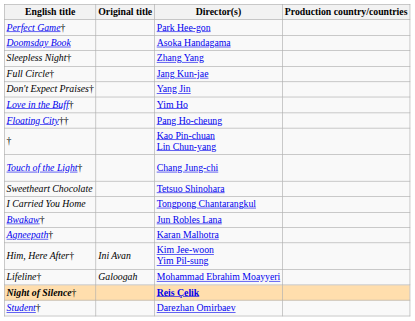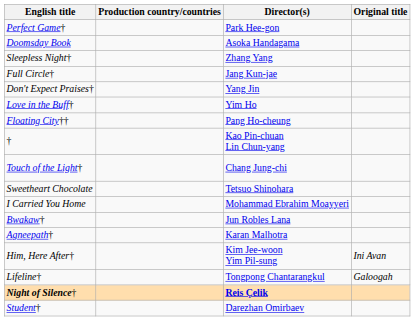columns swapped: (125, 12) <-> (346, 12)
(206, 204) Tongpong Chantarangkul -> (287, 204) Mohammad Ebrahim Moayyeri
(219, 277) Mohammad Ebrahim Moayyeri -> (275, 277) Tongpong Chantarangkul
